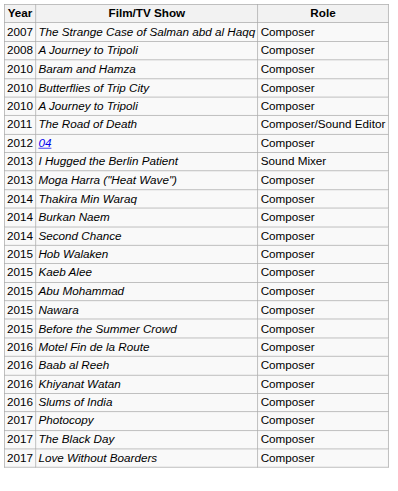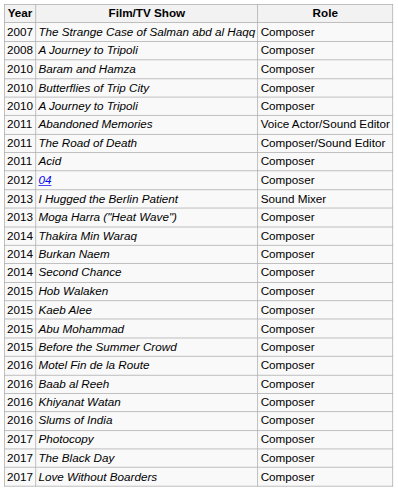+ row: (20, 124)
+ row: (20, 161)
- row: (20, 310)
